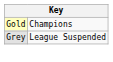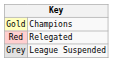+ row: (16, 38)
